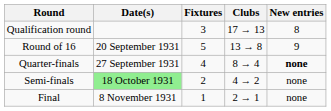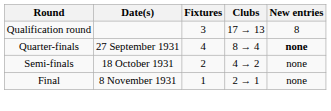- row: (49, 47)
(138, 81) lightgreen background -> (138, 64) no background
